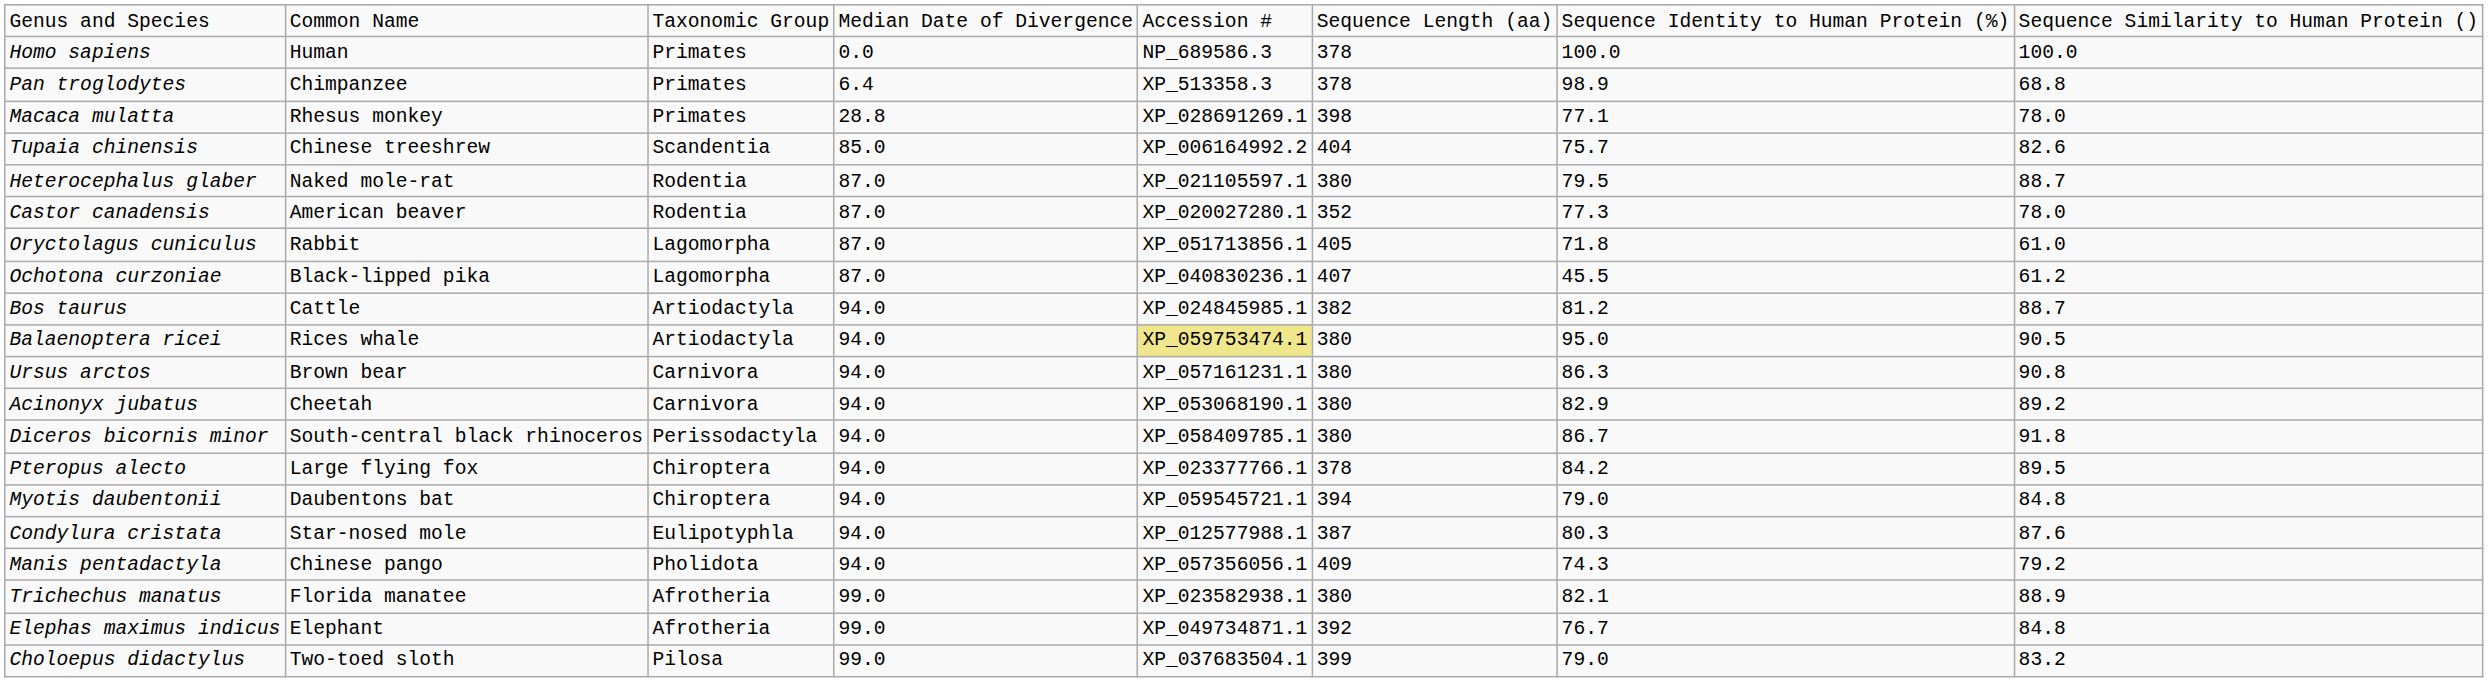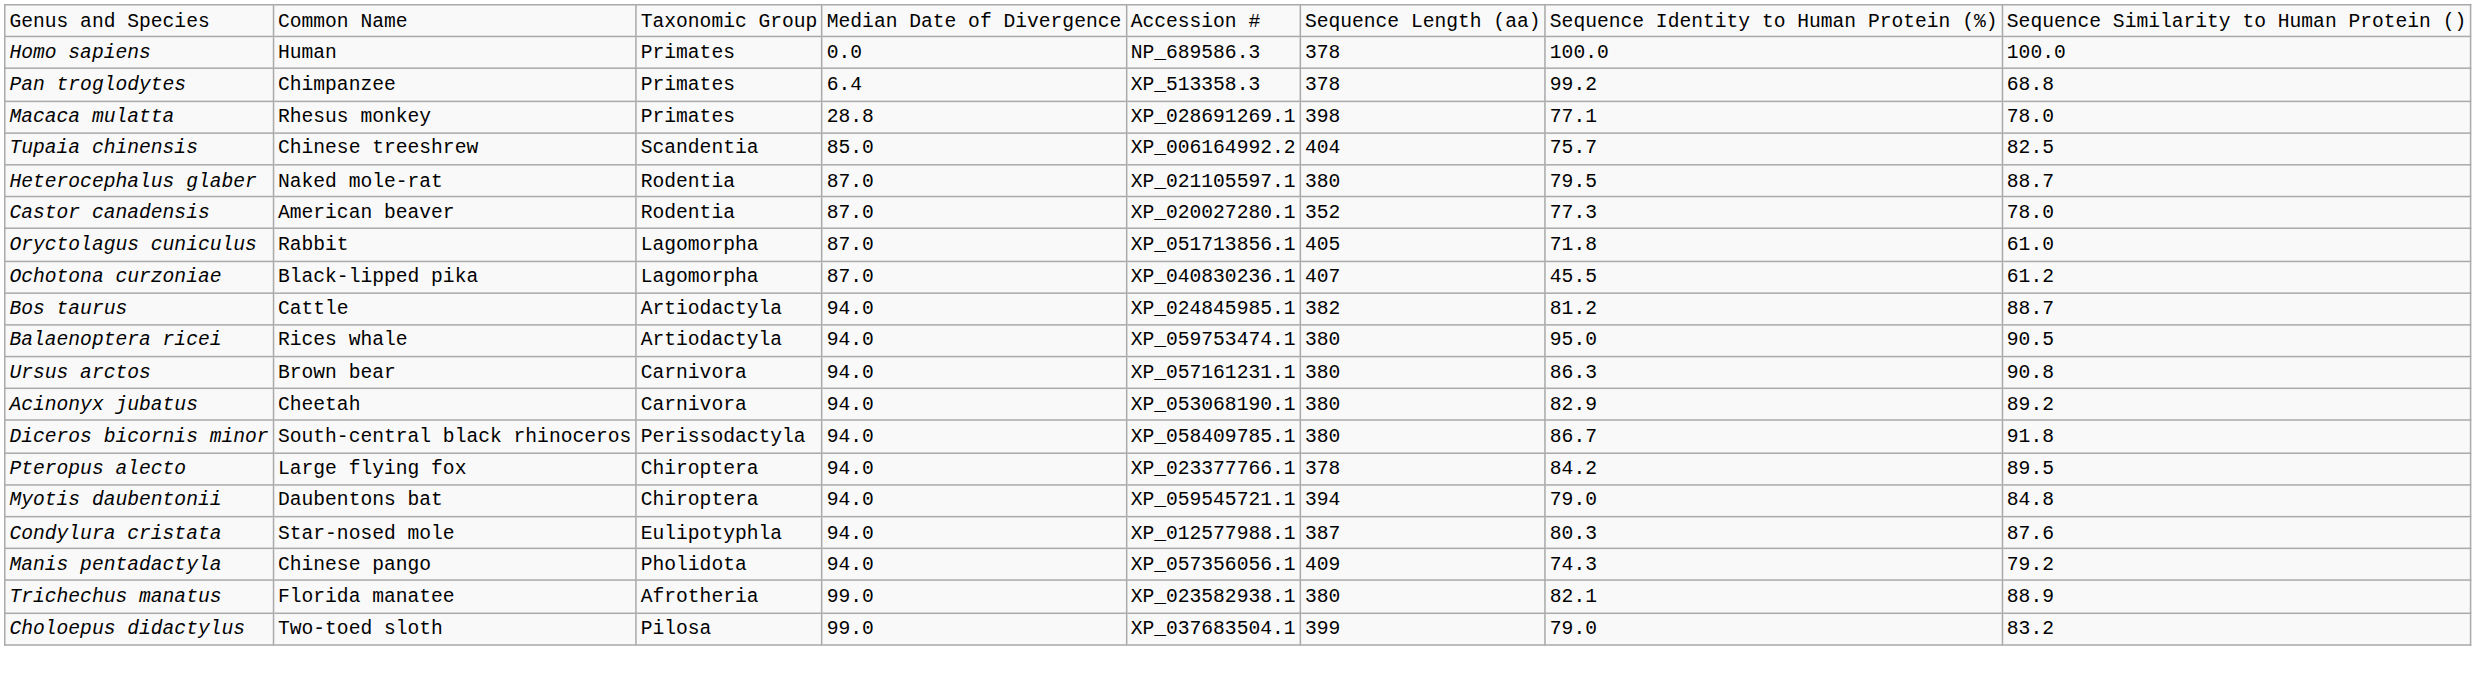(1585, 85) 98.9 -> (1573, 85) 99.2
(2042, 149) 82.6 -> (2030, 149) 82.5
(1225, 341) khaki background -> (1213, 341) no background
- row: (145, 629)
